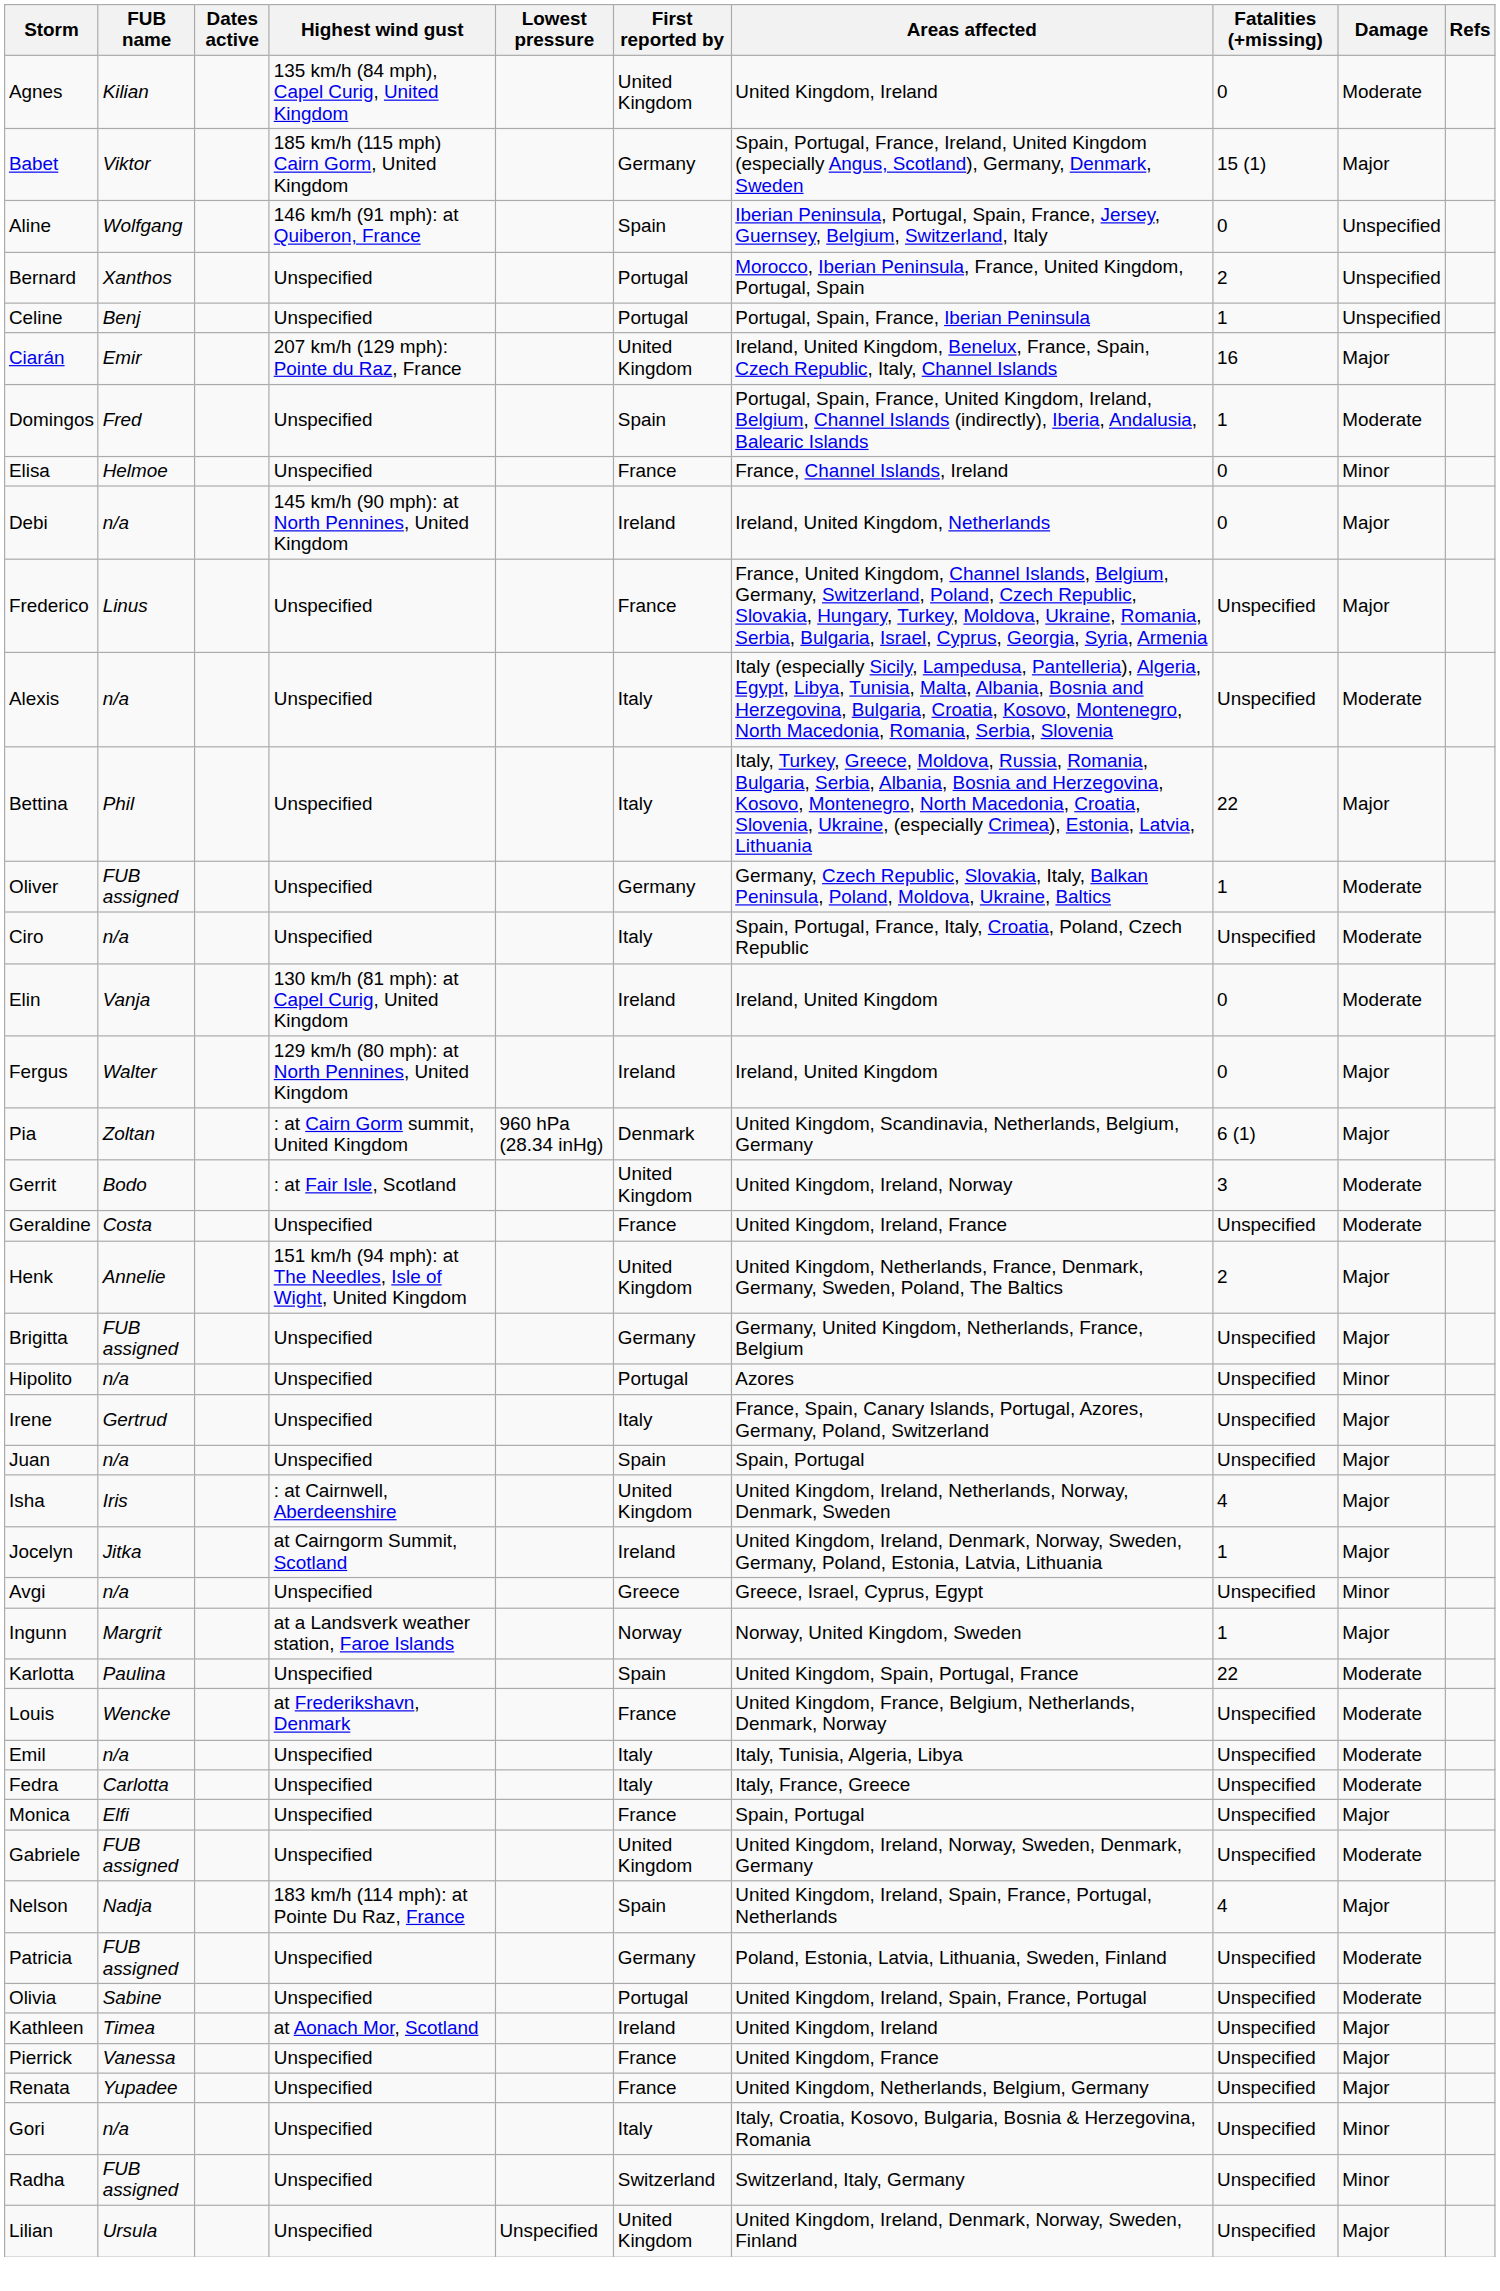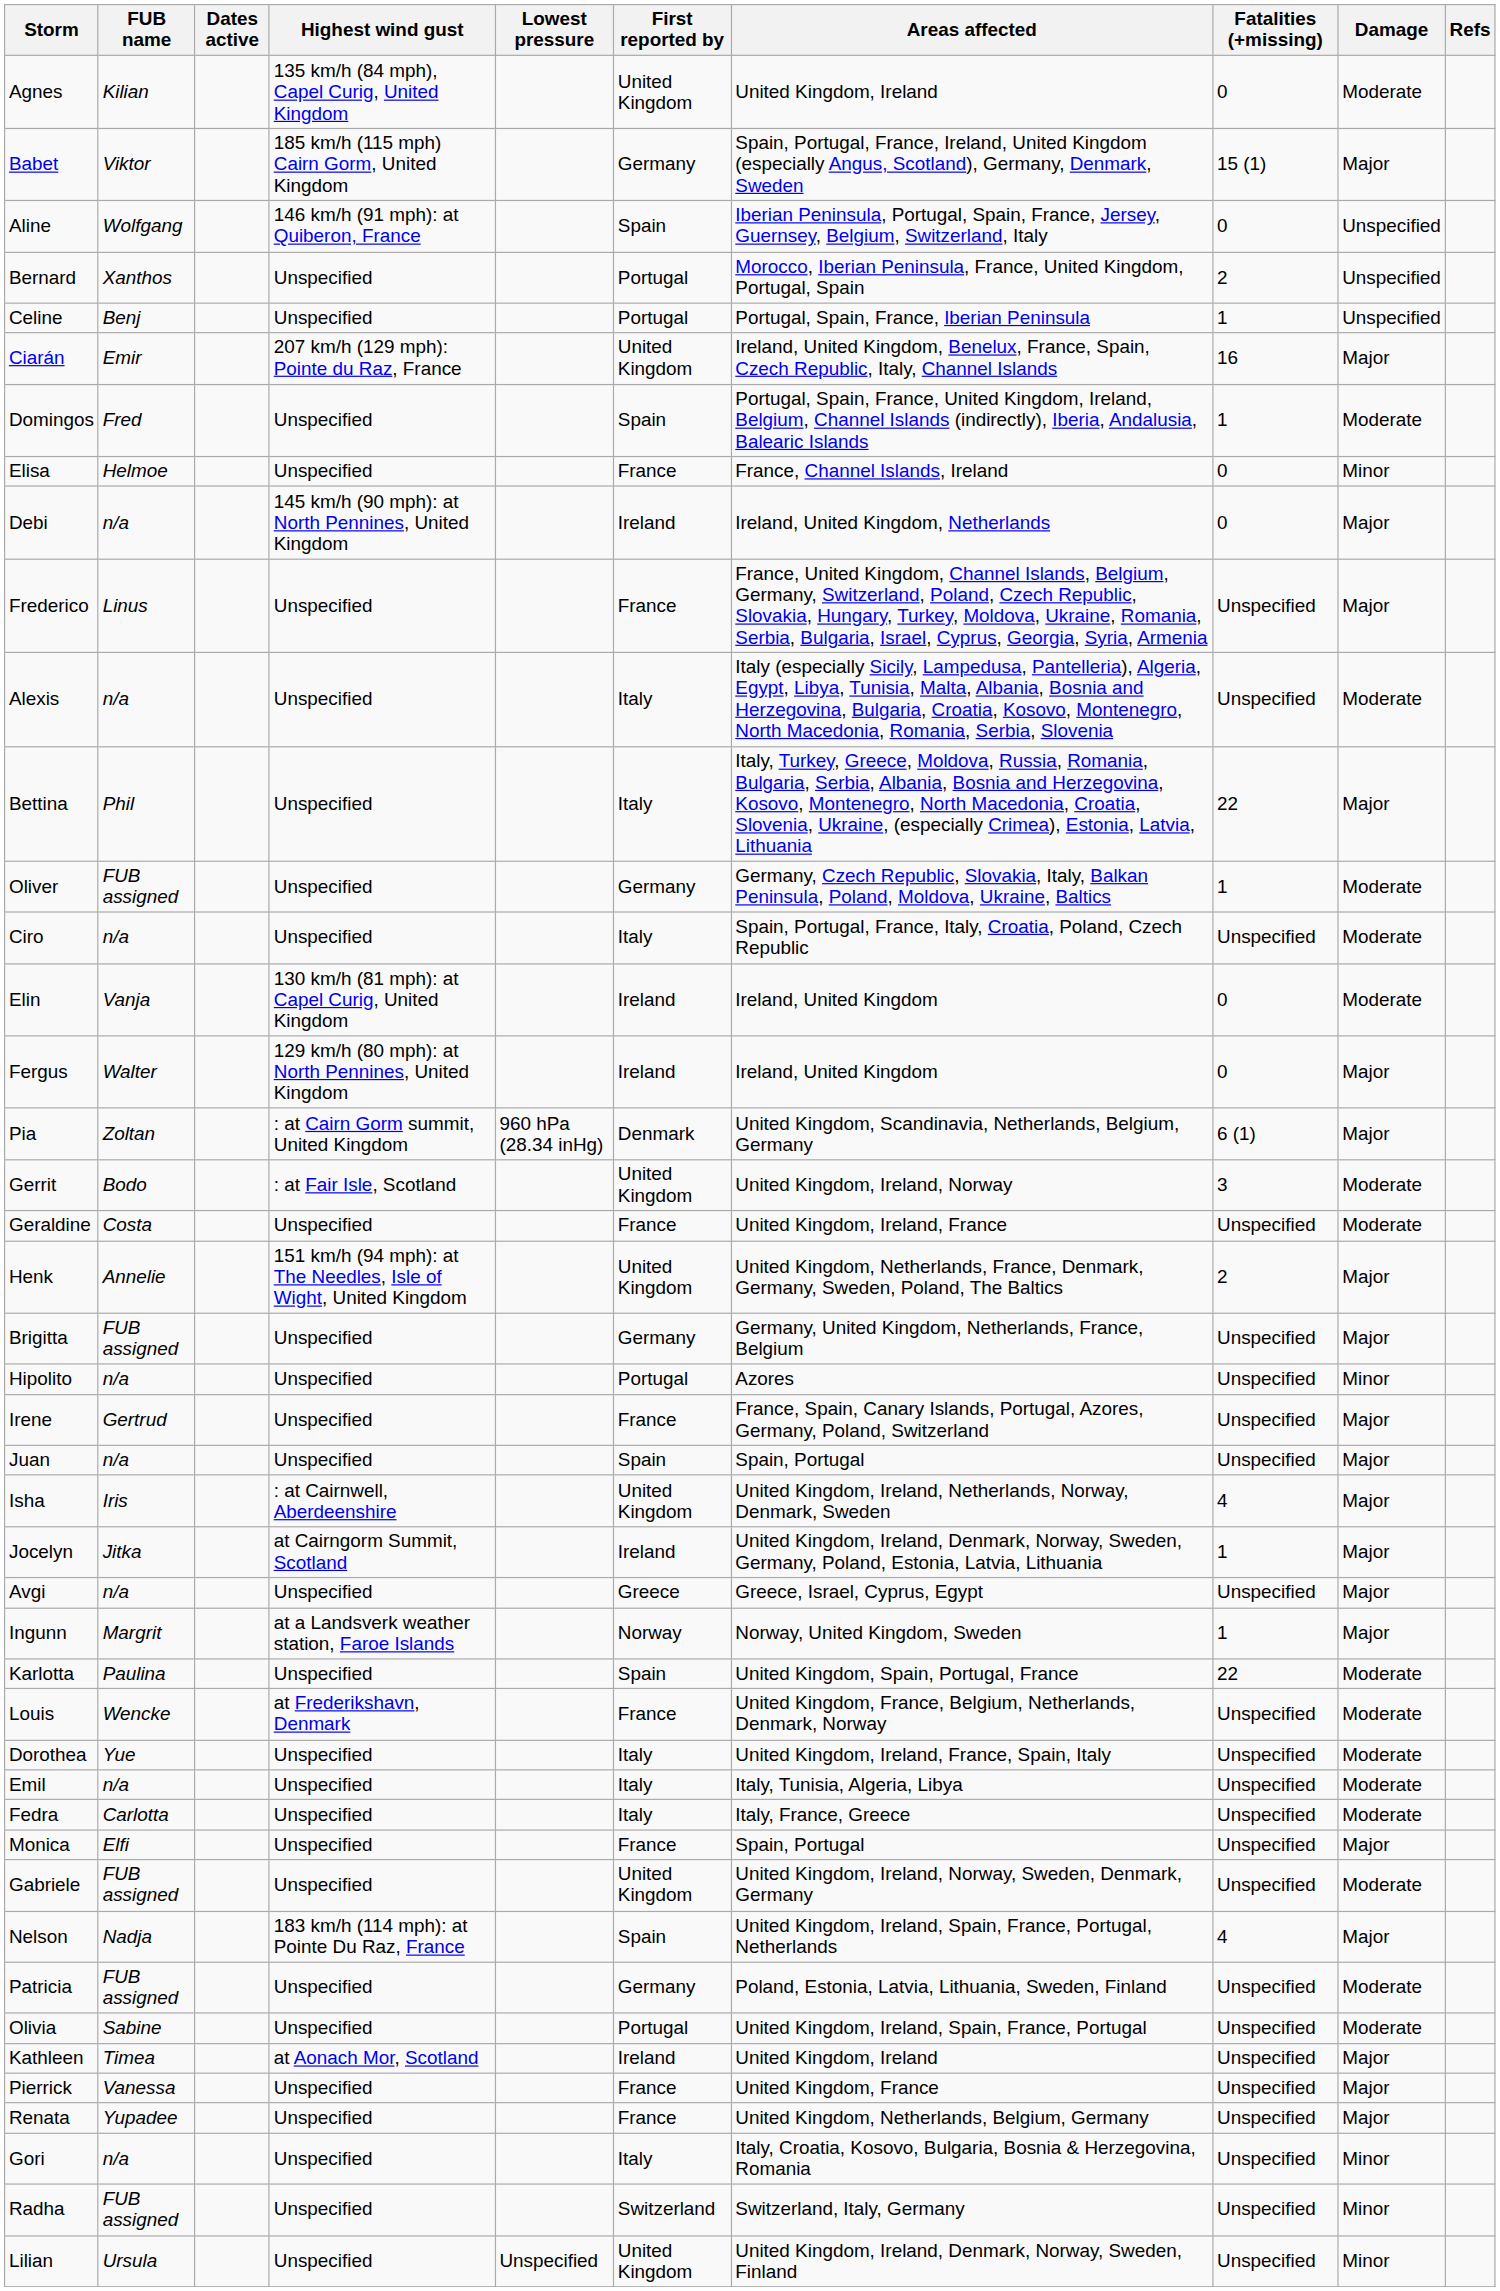(635, 1419) Italy -> (647, 1419) France
(1366, 1592) Minor -> (1366, 1592) Major
+ row: (48, 1754)
(1366, 2230) Major -> (1366, 2260) Minor
